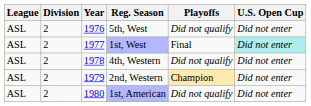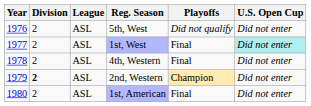columns swapped: (94, 12) <-> (23, 12)
(202, 61) Did not qualify -> (181, 61) Final
(46, 77) normal -> (34, 77) bold
(202, 93) Did not qualify -> (181, 93) Final
